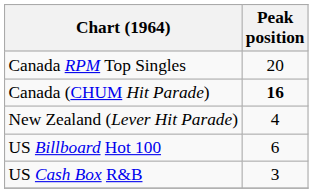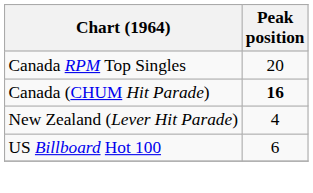- row: (75, 174)
